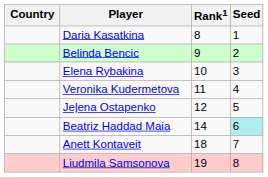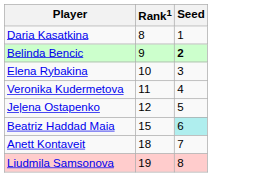- column: (32, 15)
(236, 53) normal -> (180, 53) bold
(200, 126) 14 -> (145, 126) 15
